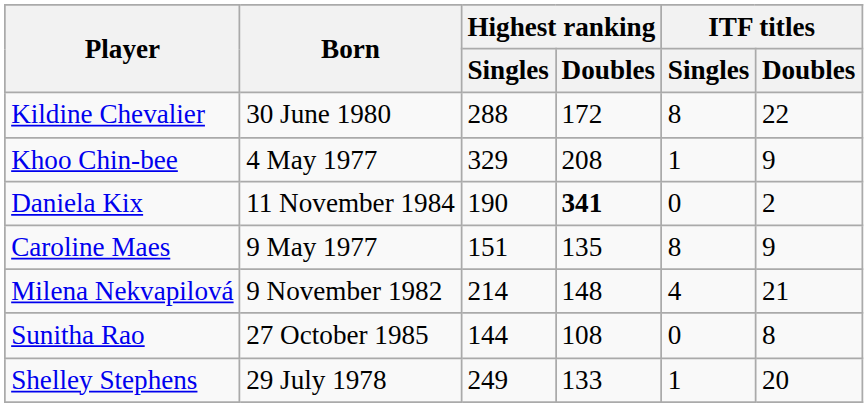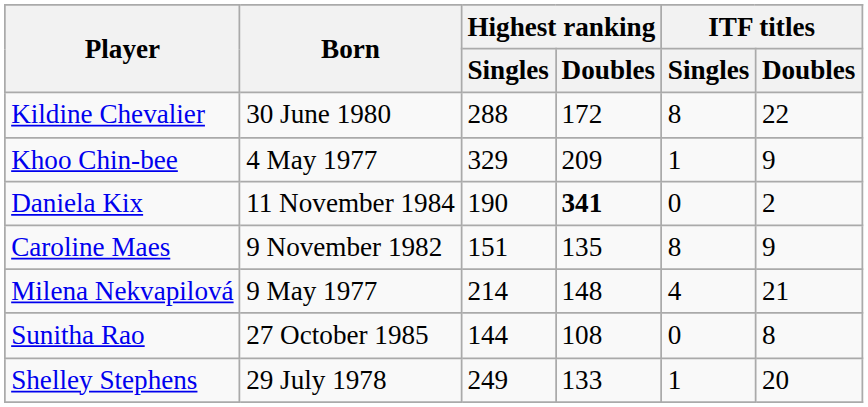(582, 158) 208 -> (582, 158) 209
(312, 246) 9 May 1977 -> (344, 246) 9 November 1982
(344, 290) 9 November 1982 -> (312, 290) 9 May 1977
